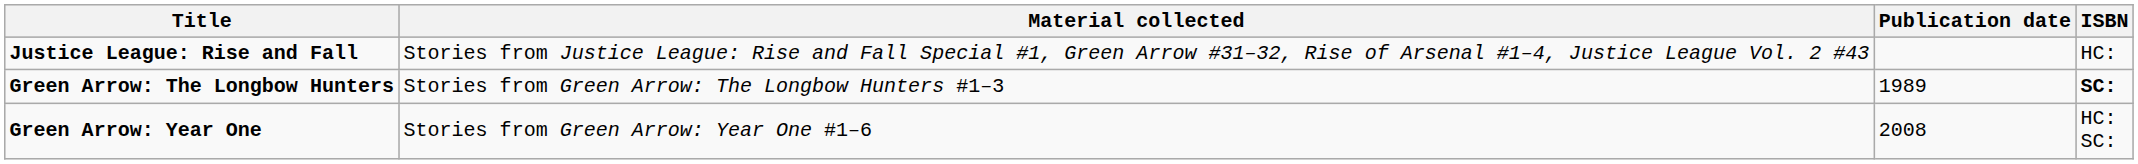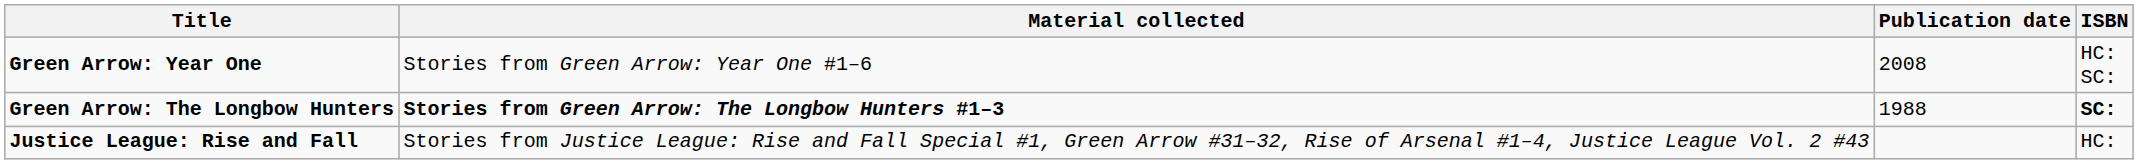rows swapped: (136, 131) <-> (184, 54)
(704, 86) normal -> (704, 109) bold
(1903, 86) 1989 -> (1903, 109) 1988
